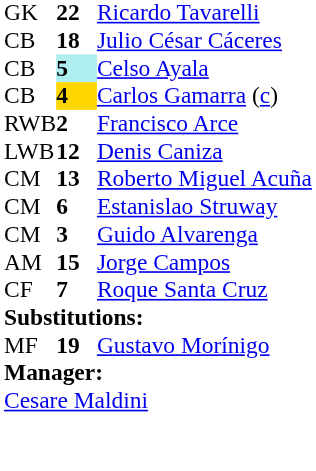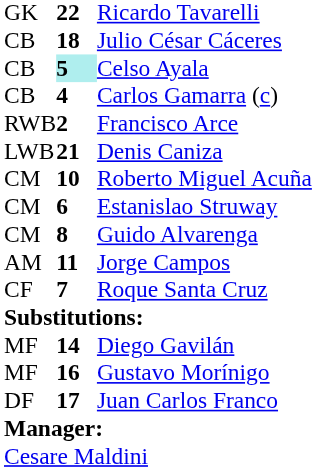(62, 95) gold background -> (62, 95) no background
(68, 151) 12 -> (68, 151) 21
(68, 178) 13 -> (68, 178) 10
(62, 234) 3 -> (62, 234) 8
(68, 261) 15 -> (67, 261) 11
+ row: (166, 345)
(68, 345) 19 -> (68, 372) 16
+ row: (187, 400)
